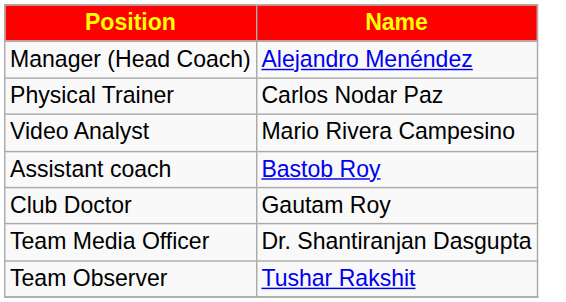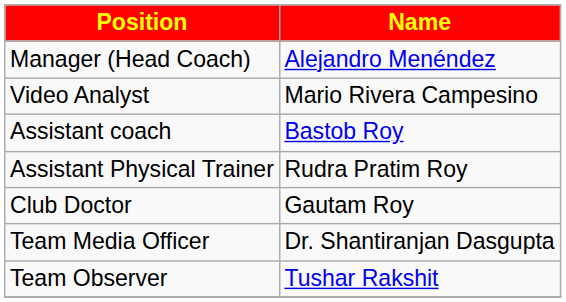- row: (92, 95)
+ row: (142, 168)
